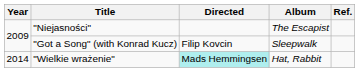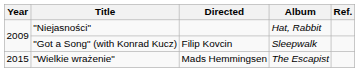(300, 28) The Escapist -> (296, 28) Hat, Rabbit
(18, 59) 2014 -> (18, 59) 2015
(224, 59) paleturquoise background -> (224, 59) no background
(296, 59) Hat, Rabbit -> (300, 59) The Escapist
